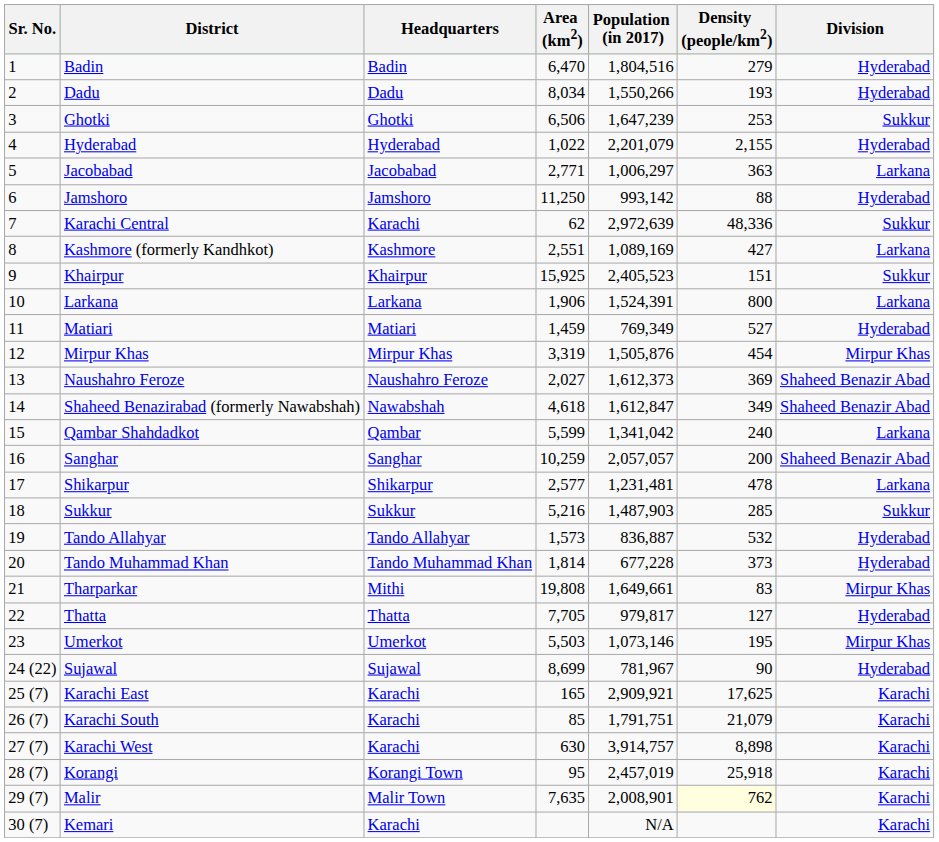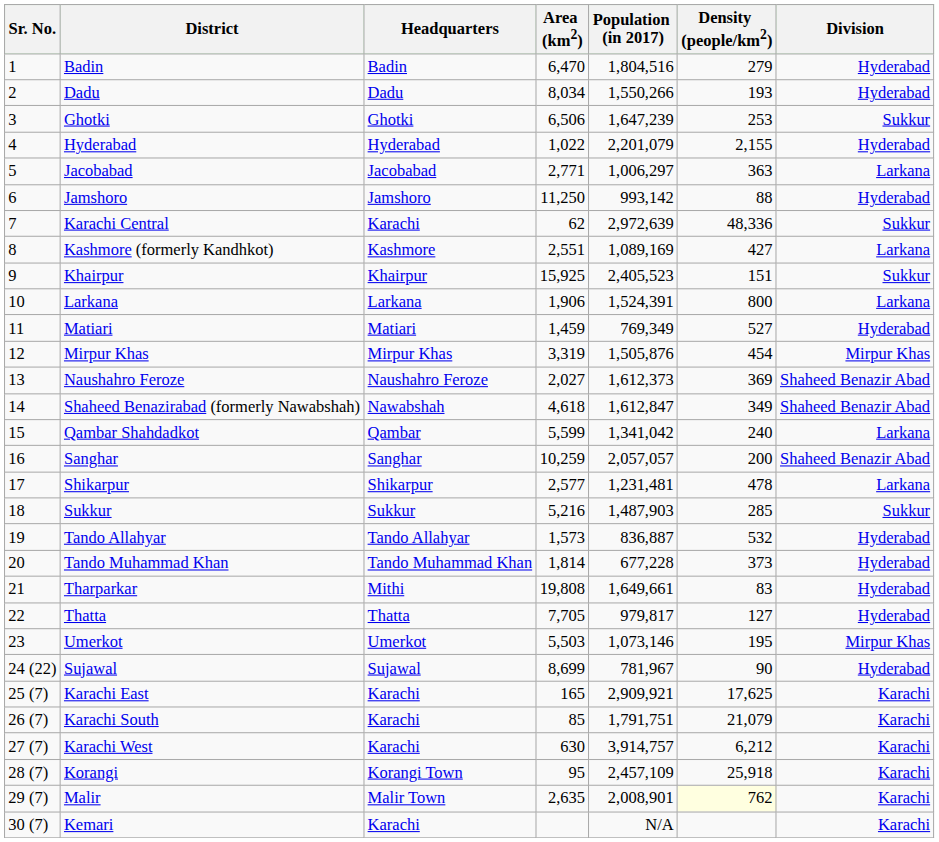(888, 589) Mirpur Khas -> (894, 589) Hyderabad
(754, 746) 8,898 -> (754, 746) 6,212
(641, 772) 2,457,019 -> (641, 772) 2,457,109
(567, 798) 7,635 -> (567, 798) 2,635
